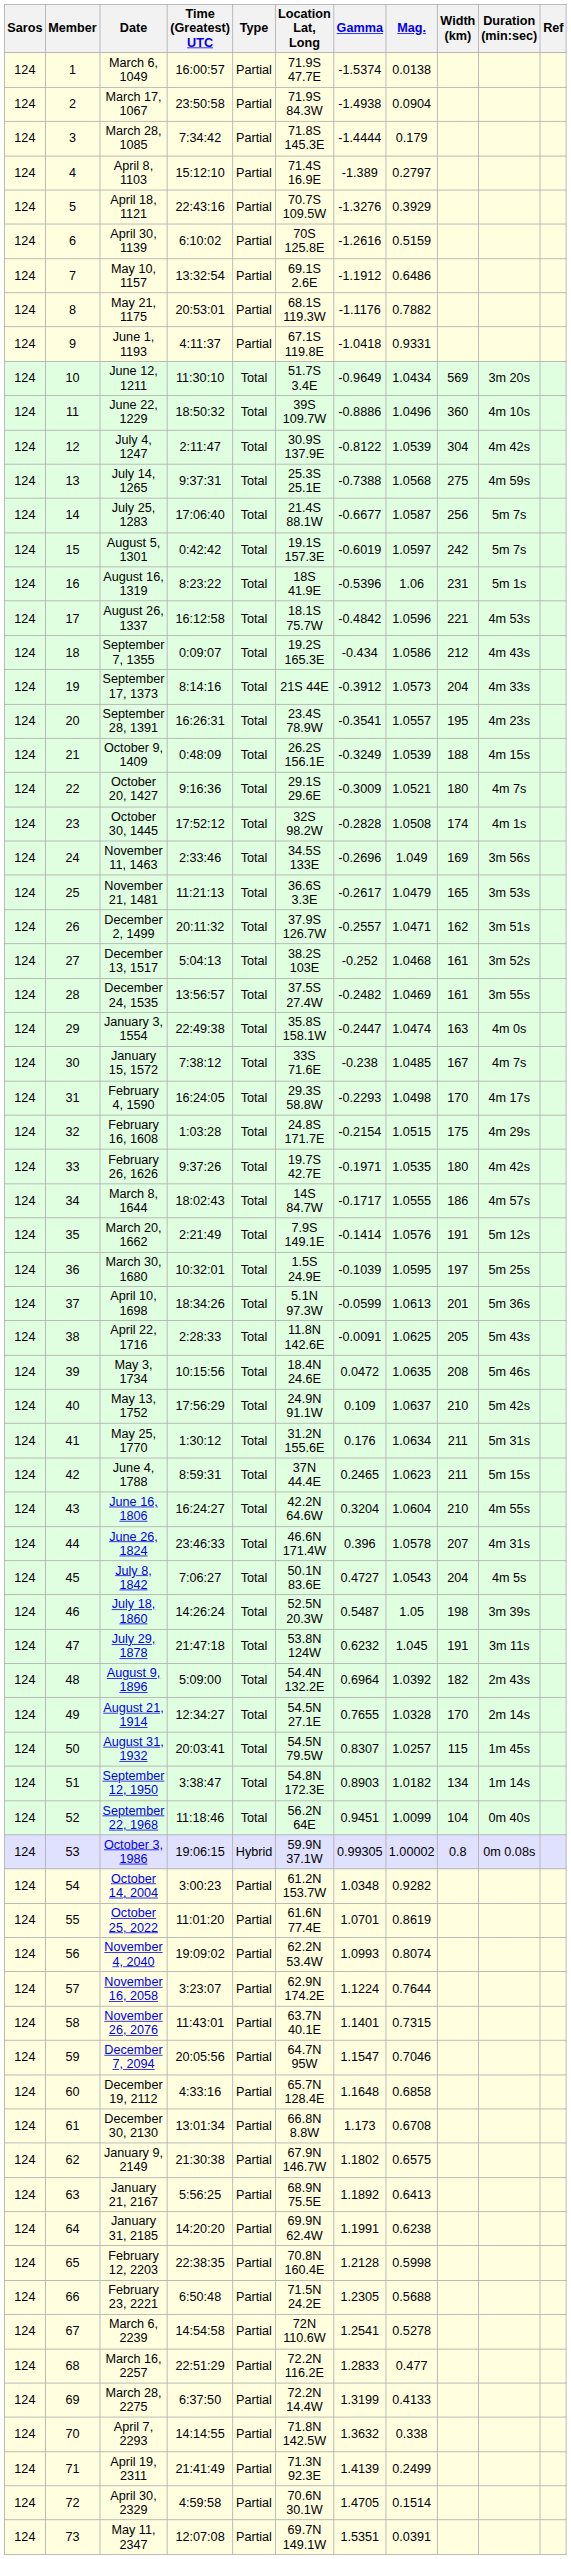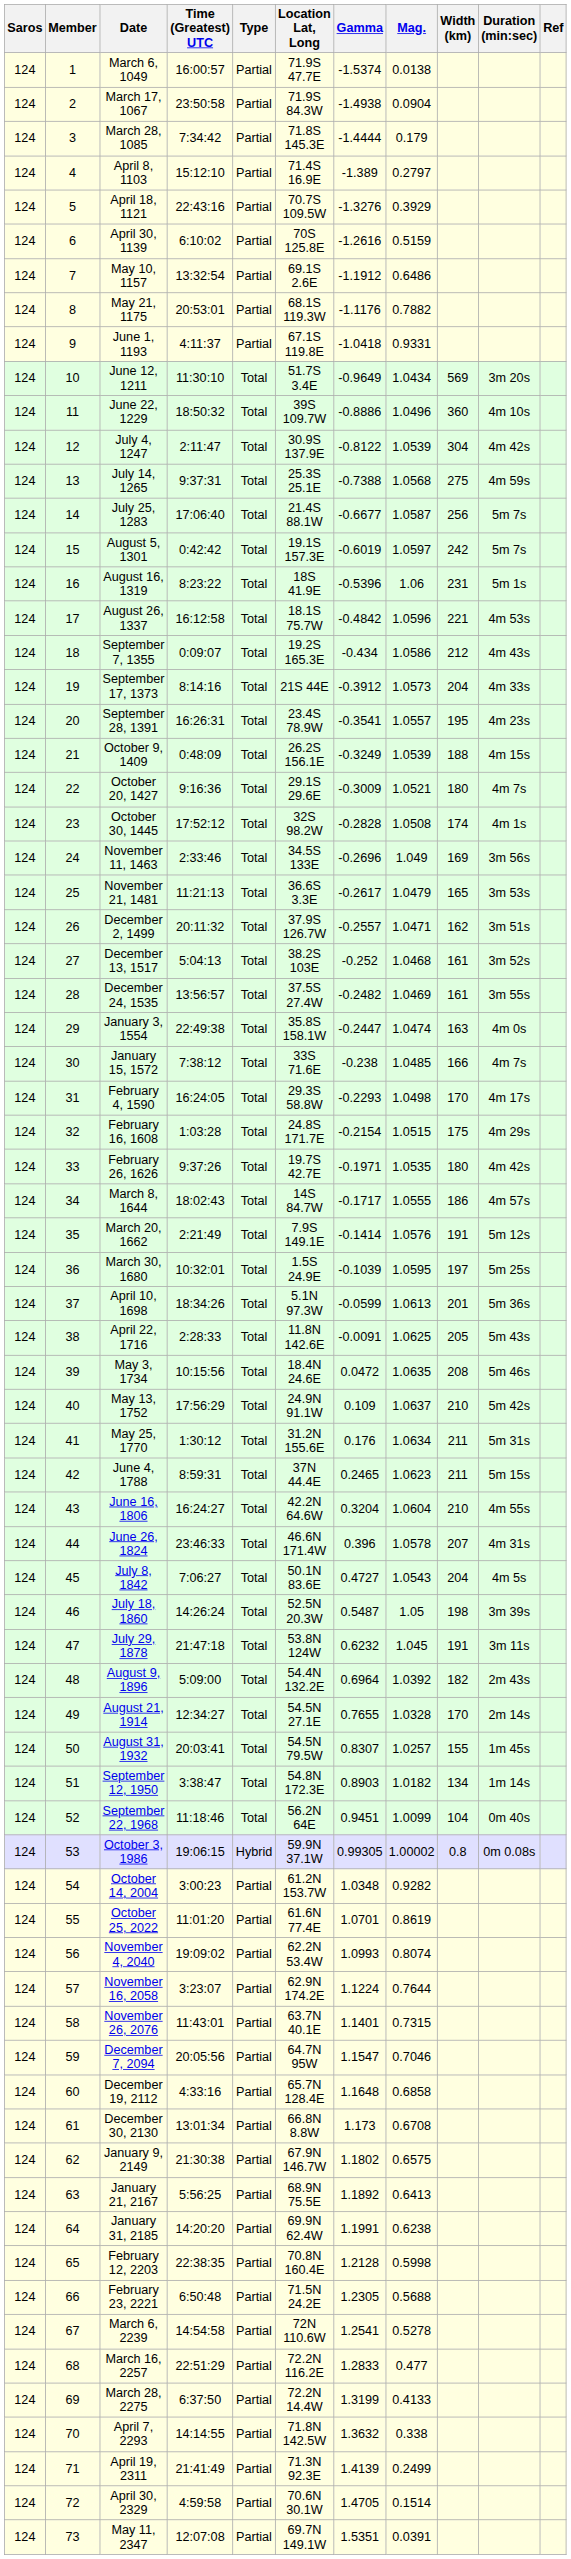(458, 1063) 167 -> (458, 1063) 166
(458, 1749) 115 -> (458, 1749) 155
